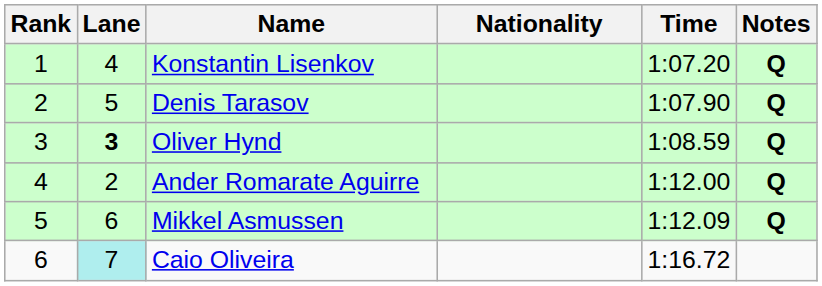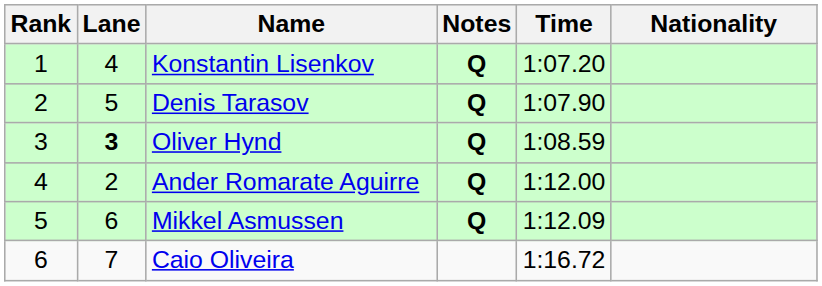columns swapped: (539, 24) <-> (776, 24)
(112, 260) paleturquoise background -> (112, 260) no background
